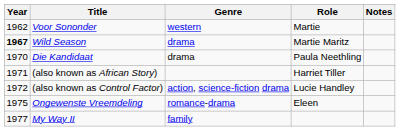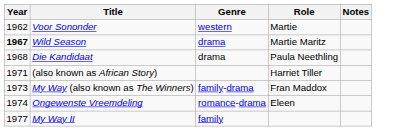(17, 57) 1970 -> (17, 57) 1968
- row: (98, 88)
+ row: (113, 88)
(17, 103) 1975 -> (17, 103) 1974
